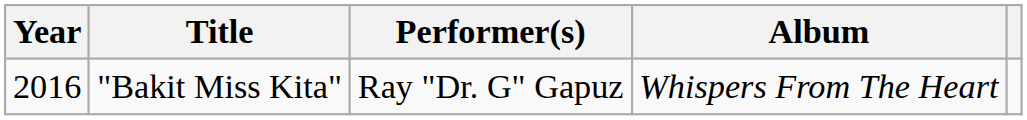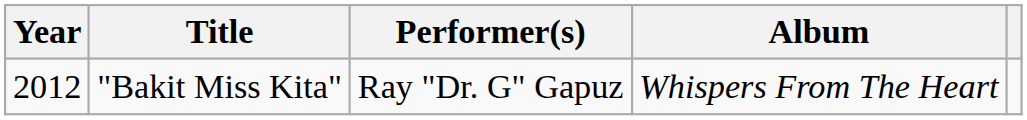(47, 85) 2016 -> (47, 85) 2012
